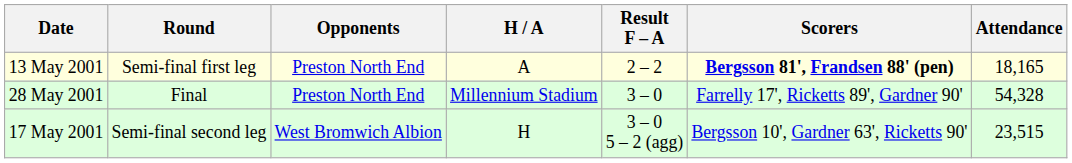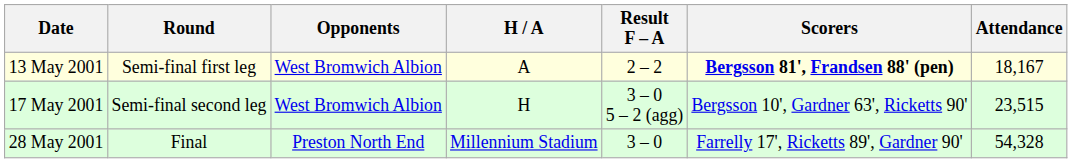(358, 66) Preston North End -> (358, 66) West Bromwich Albion
(1019, 66) 18,165 -> (1019, 66) 18,167
rows swapped: (56, 133) <-> (56, 94)
